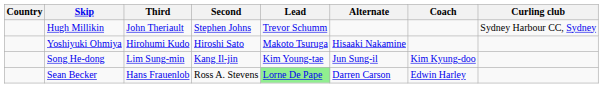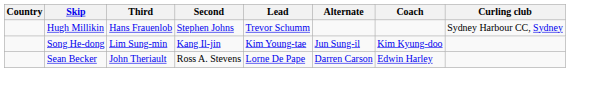(155, 28) John Theriault -> (141, 28) Hans Frauenlob
- row: (84, 43)
(158, 75) Hans Frauenlob -> (138, 59) John Theriault
(293, 75) lightgreen background -> (275, 59) no background
